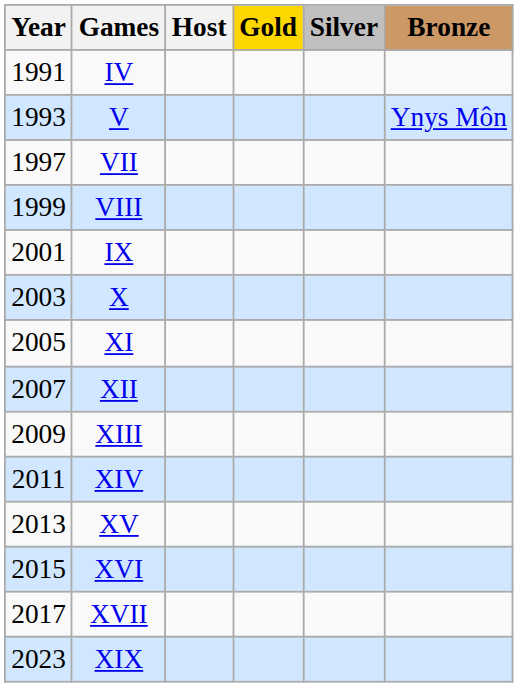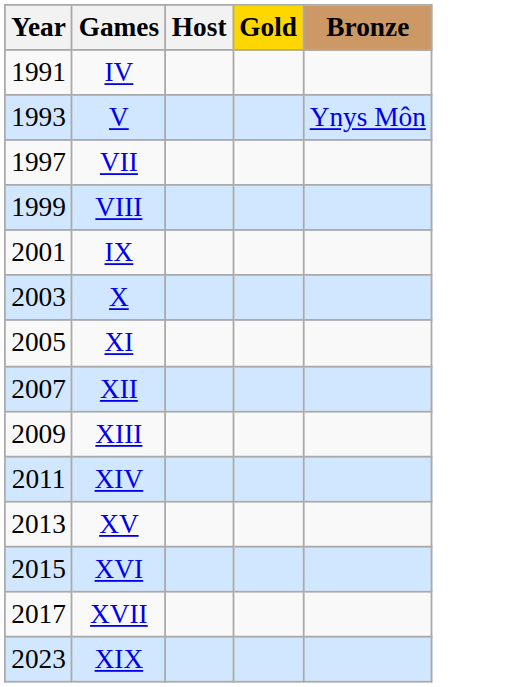- column: (344, 27)
